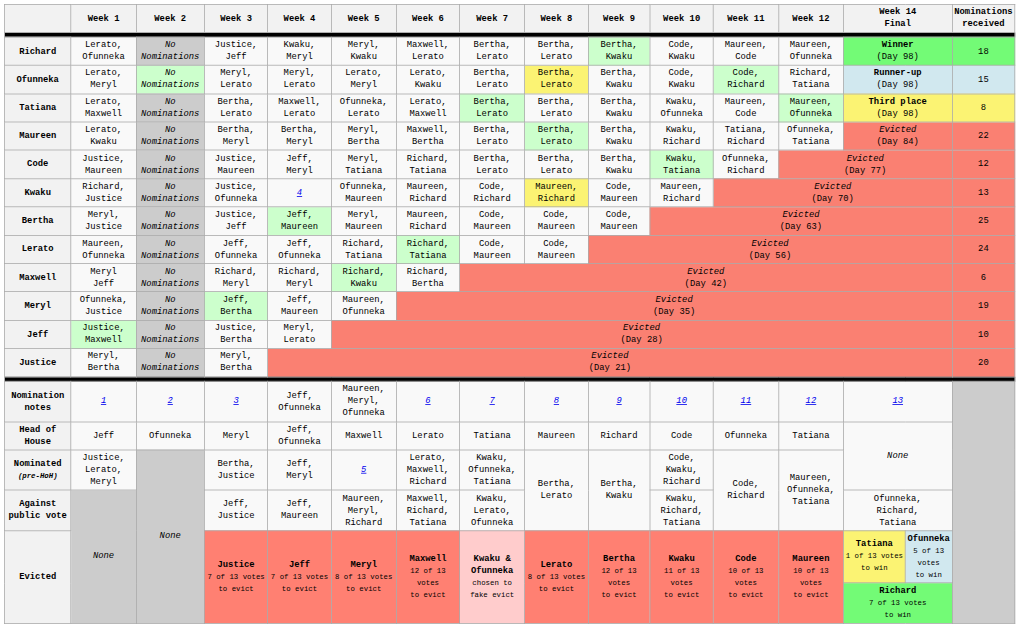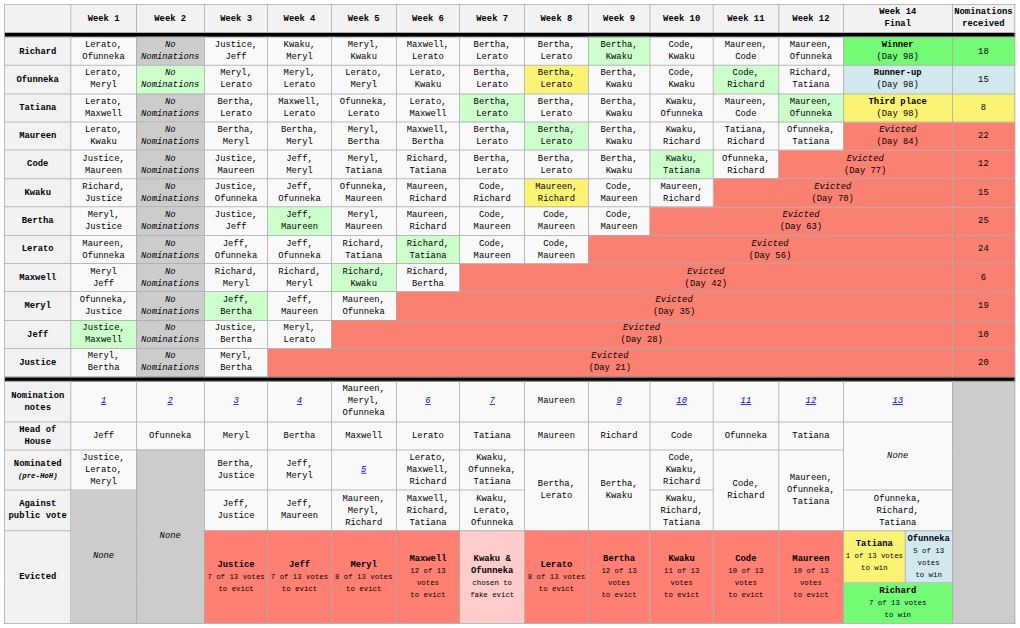(299, 192) 4 -> (299, 192) Jeff, Ofunneka
(983, 192) 13 -> (983, 192) 15
(299, 401) Jeff, Ofunneka -> (299, 401) 4
(556, 401) 8 -> (556, 401) Maureen
(299, 435) Jeff, Ofunneka -> (299, 435) Bertha
